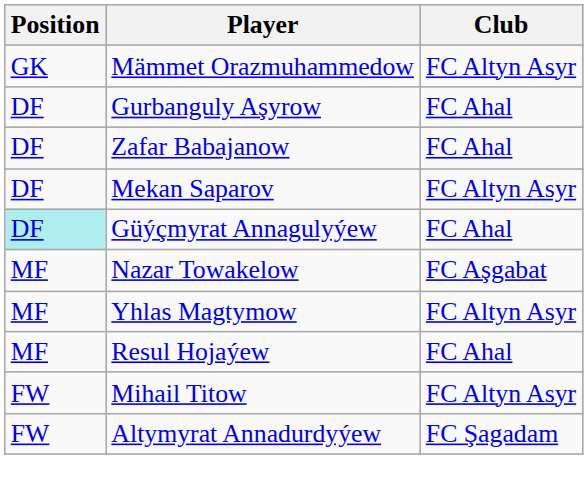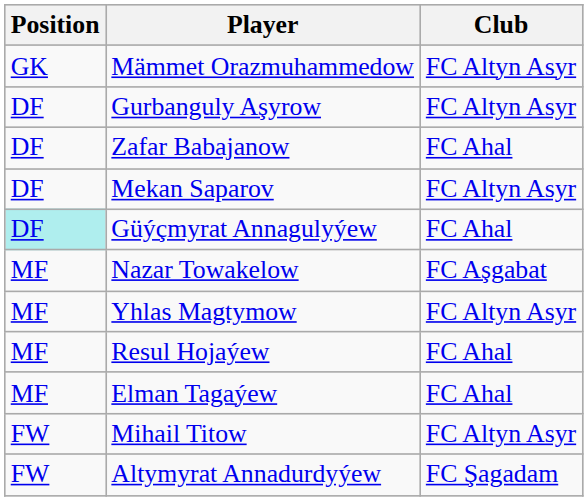(469, 106) FC Ahal -> (501, 106) FC Altyn Asyr
+ row: (194, 392)
